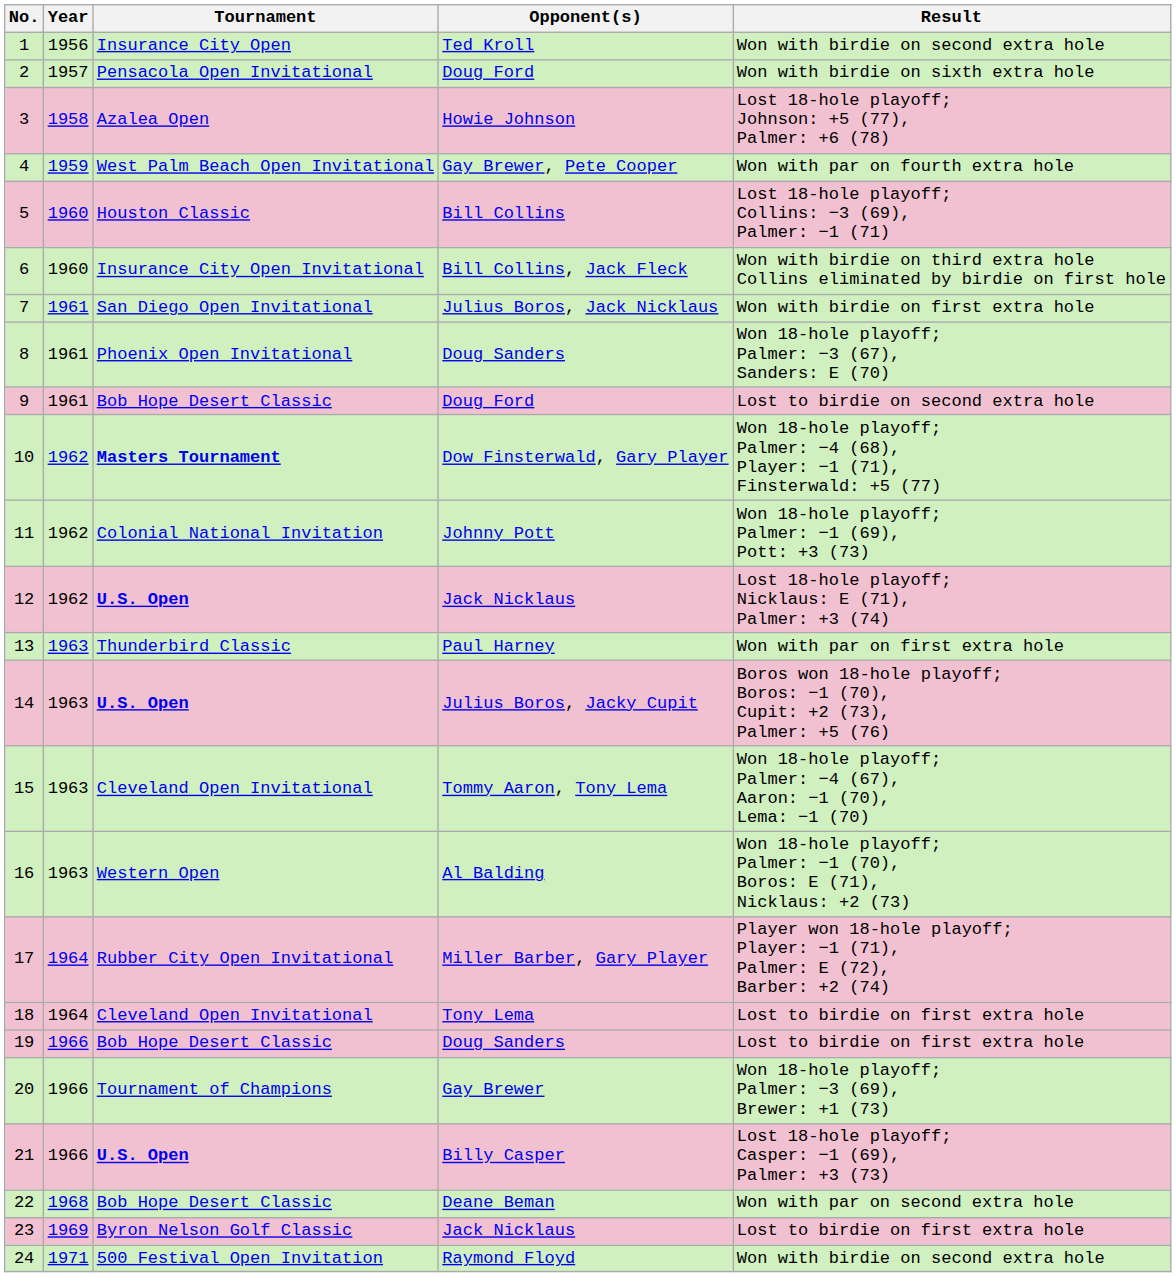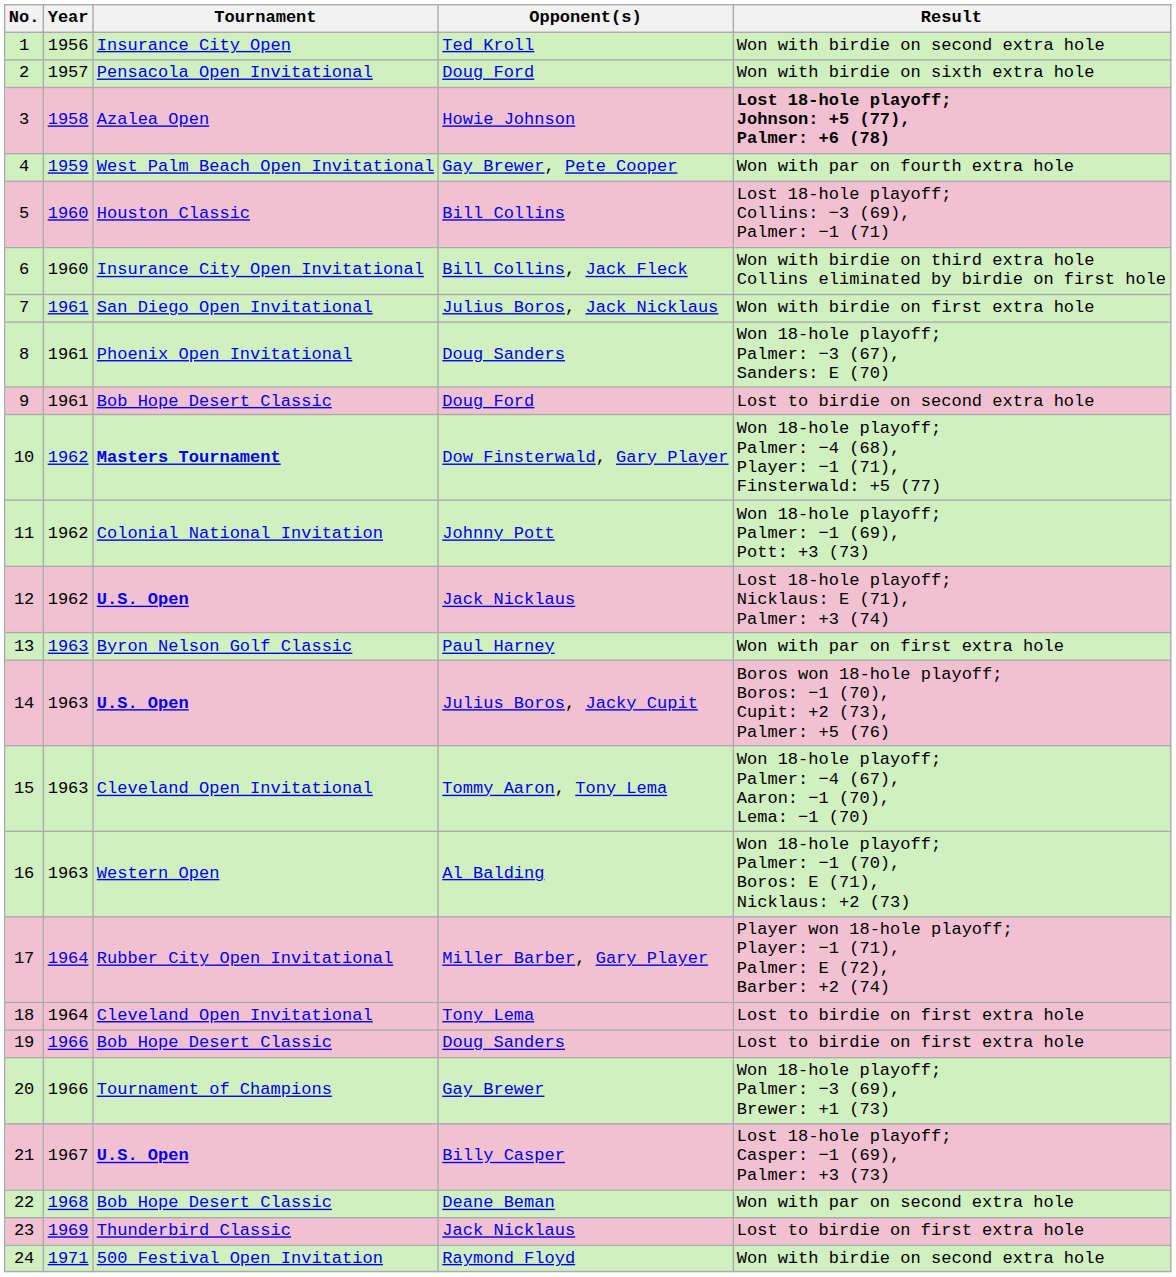(844, 121) normal -> (844, 121) bold
(194, 647) Thunderbird Classic -> (225, 647) Byron Nelson Golf Classic
(68, 1157) 1966 -> (68, 1157) 1967
(225, 1231) Byron Nelson Golf Classic -> (194, 1231) Thunderbird Classic
